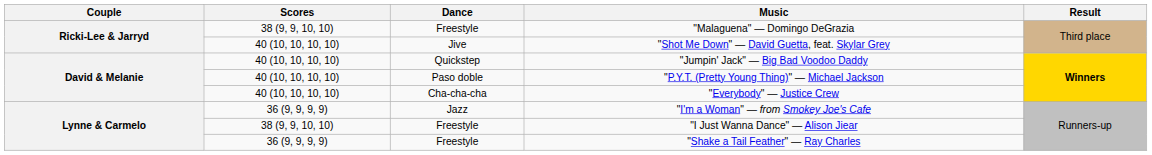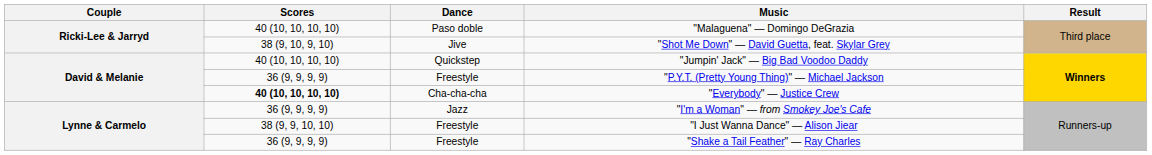(297, 28) 38 (9, 9, 10, 10) -> (297, 28) 40 (10, 10, 10, 10)
(457, 28) Freestyle -> (457, 28) Paso doble
(297, 45) 40 (10, 10, 10, 10) -> (297, 45) 38 (9, 10, 9, 10)
(297, 77) 40 (10, 10, 10, 10) -> (297, 77) 36 (9, 9, 9, 9)
(457, 77) Paso doble -> (457, 77) Freestyle
(297, 93) normal -> (297, 93) bold
